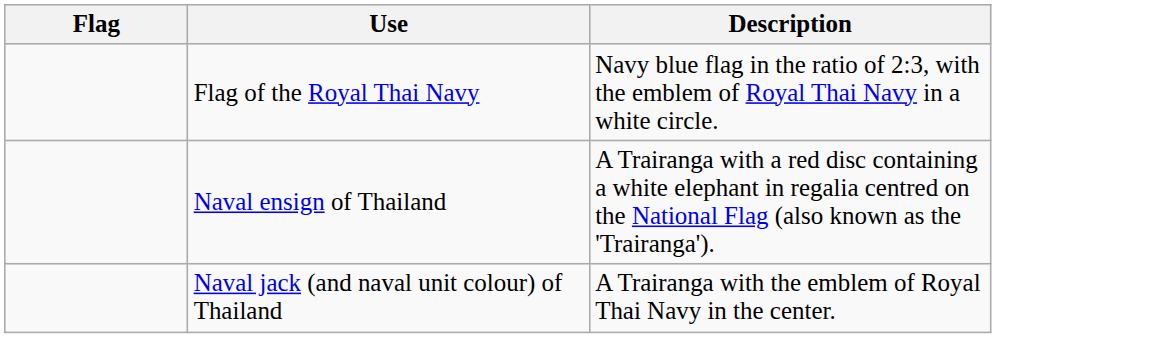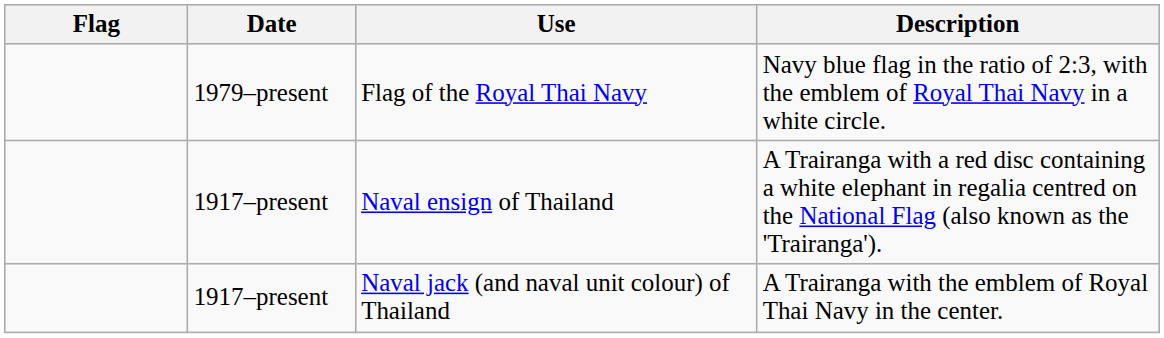+ column: (272, 24)
